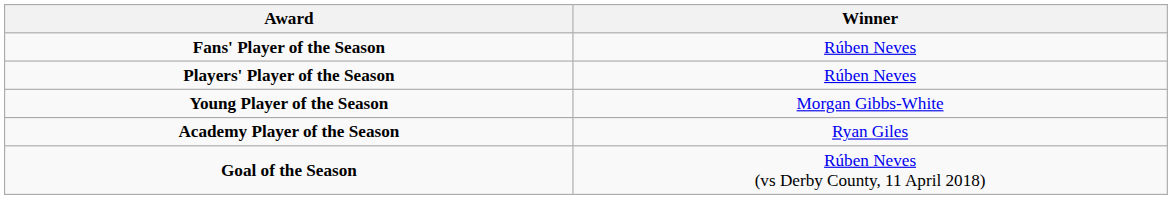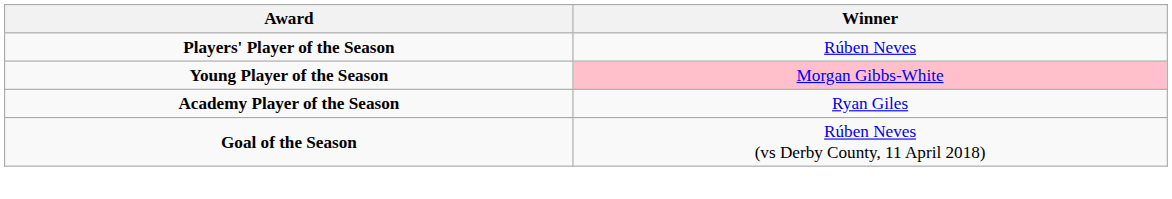- row: (289, 47)
(870, 103) no background -> (870, 75) pink background
